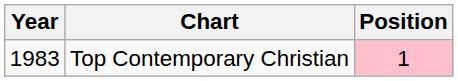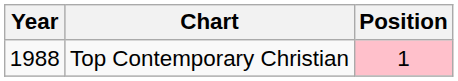(35, 57) 1983 -> (35, 57) 1988
